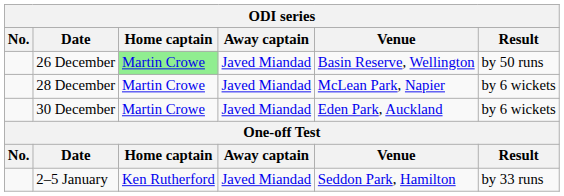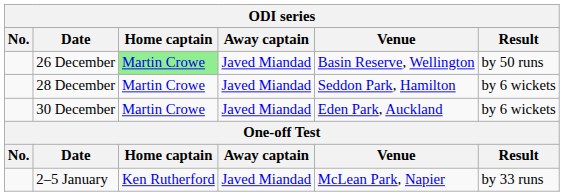(381, 86) McLean Park, Napier -> (387, 86) Seddon Park, Hamilton
(387, 179) Seddon Park, Hamilton -> (381, 179) McLean Park, Napier
